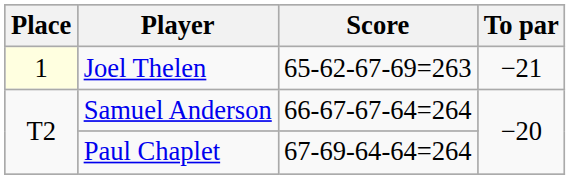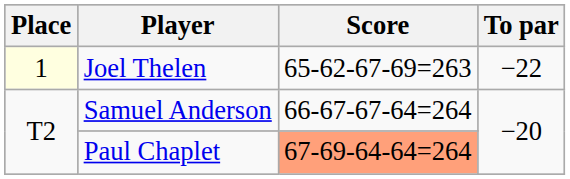(521, 67) −21 -> (521, 67) −22
(378, 151) no background -> (378, 151) lightsalmon background
